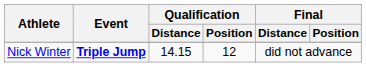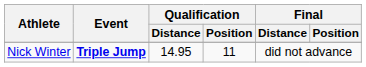(176, 53) 14.15 -> (176, 53) 14.95
(229, 53) 12 -> (229, 53) 11
